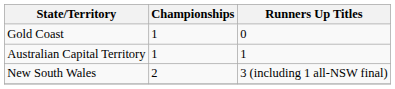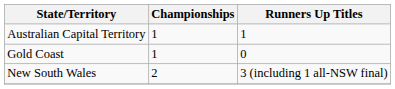rows swapped: (76, 53) <-> (36, 34)
